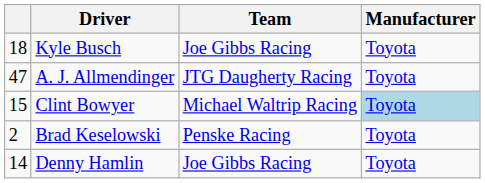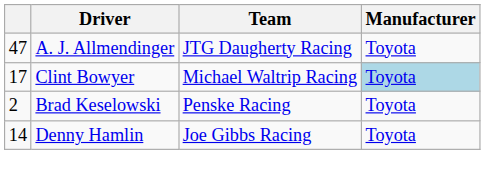- row: (78, 47)
(18, 105) 15 -> (18, 76) 17
